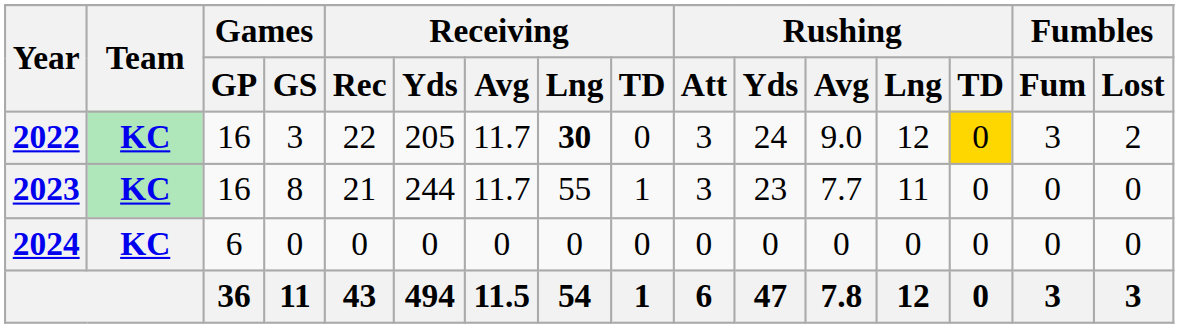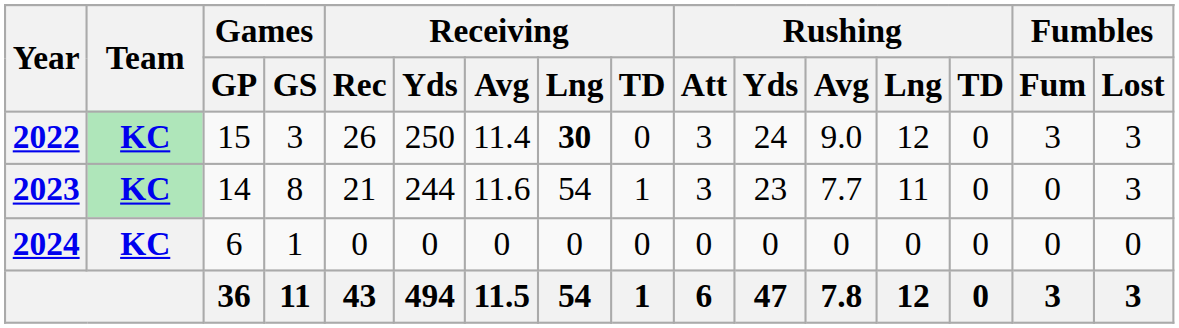(234, 137) 16 -> (234, 137) 15
(360, 137) 22 -> (360, 137) 26
(430, 137) 205 -> (430, 137) 250
(502, 137) 11.7 -> (502, 137) 11.4
(981, 137) gold background -> (981, 137) no background
(1133, 137) 2 -> (1133, 137) 3
(234, 190) 16 -> (234, 190) 14
(502, 190) 11.7 -> (502, 190) 11.6
(575, 190) 55 -> (575, 190) 54
(1133, 190) 0 -> (1133, 190) 3
(295, 243) 0 -> (295, 243) 1
